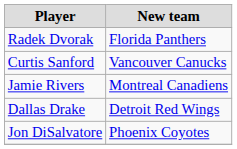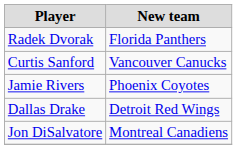(169, 86) Montreal Canadiens -> (159, 86) Phoenix Coyotes
(159, 132) Phoenix Coyotes -> (169, 132) Montreal Canadiens
